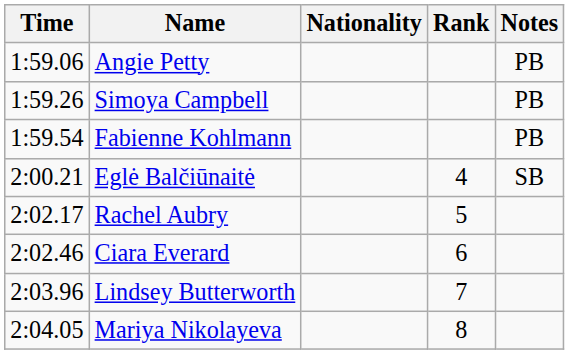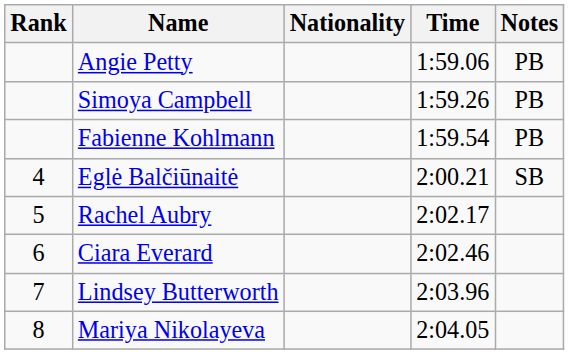columns swapped: (461, 23) <-> (47, 23)
